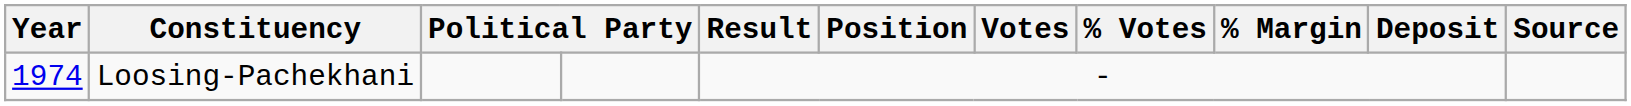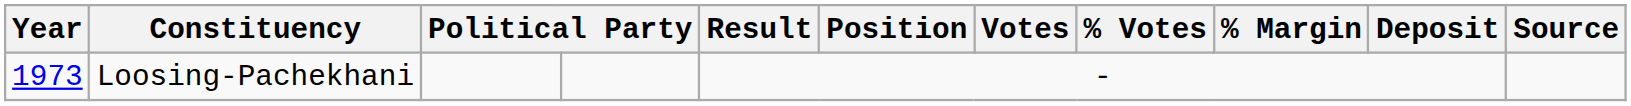(47, 77) 1974 -> (47, 77) 1973
